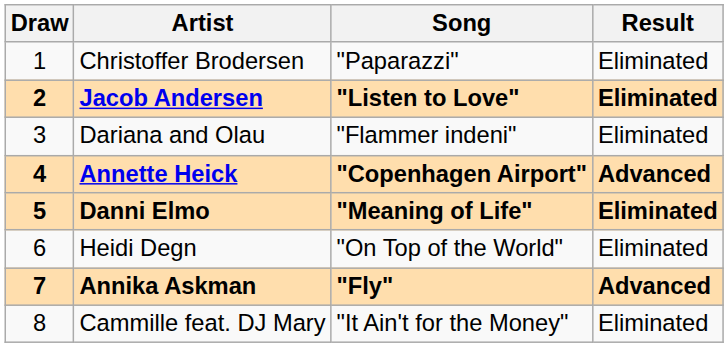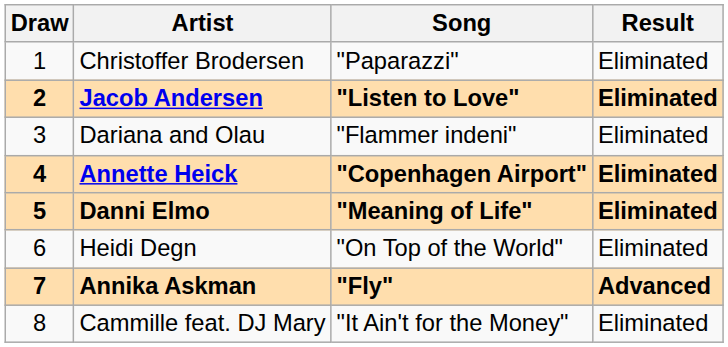(654, 173) Advanced -> (658, 173) Eliminated
